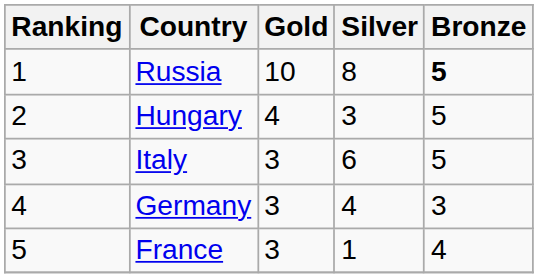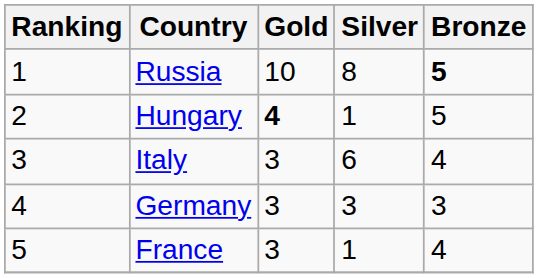(272, 116) normal -> (272, 116) bold
(349, 116) 3 -> (349, 116) 1
(439, 160) 5 -> (439, 160) 4
(349, 205) 4 -> (349, 205) 3
